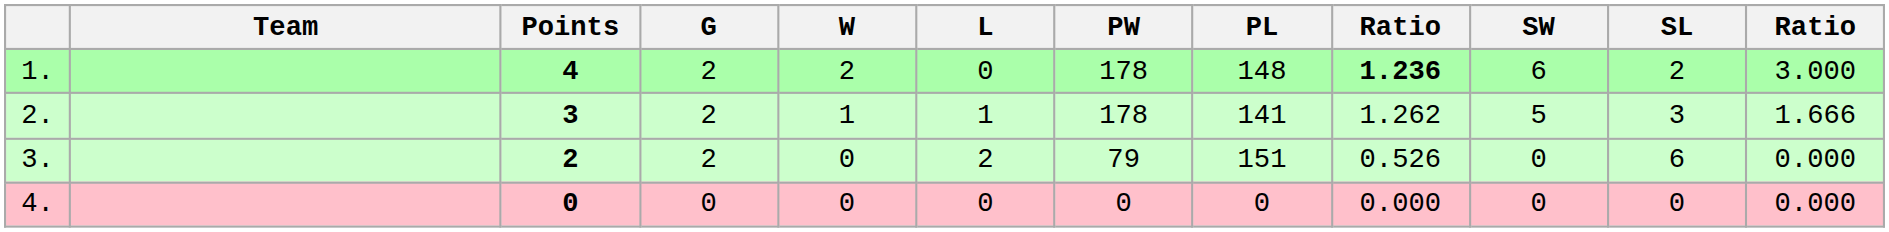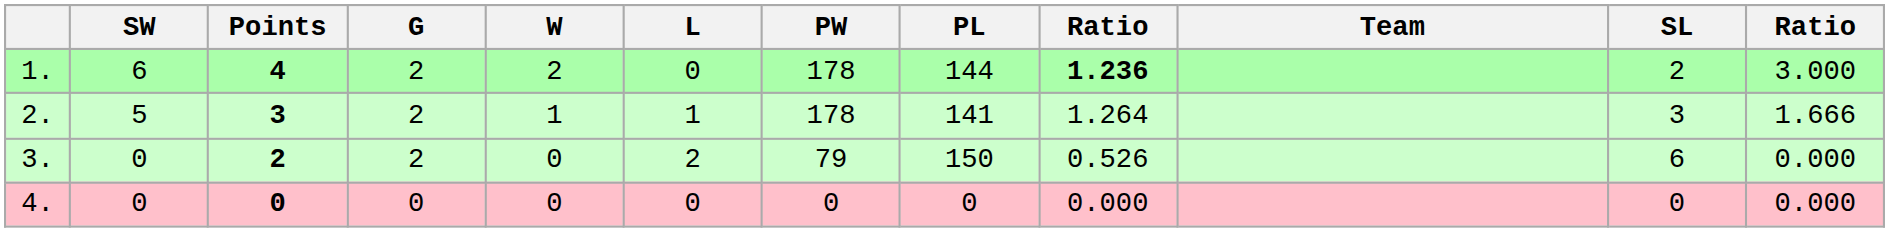columns swapped: (286, 27) <-> (1539, 27)
(1262, 71) 148 -> (969, 71) 144
(1400, 116) 1.262 -> (1108, 116) 1.264
(1262, 160) 151 -> (969, 160) 150
